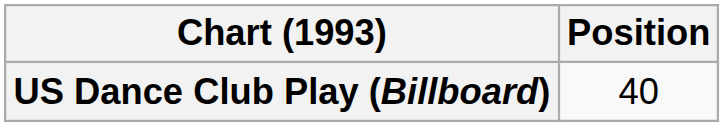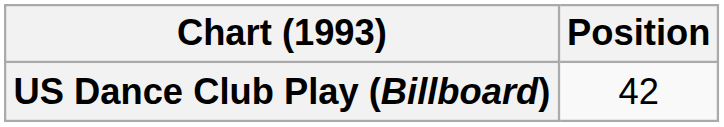(639, 90) 40 -> (639, 90) 42
